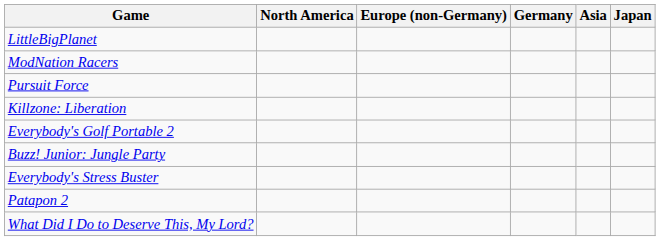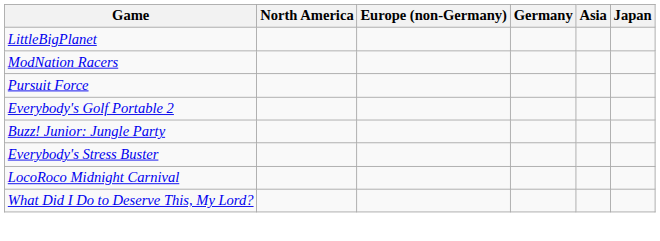- row: (67, 108)
+ row: (94, 177)
- row: (38, 200)
